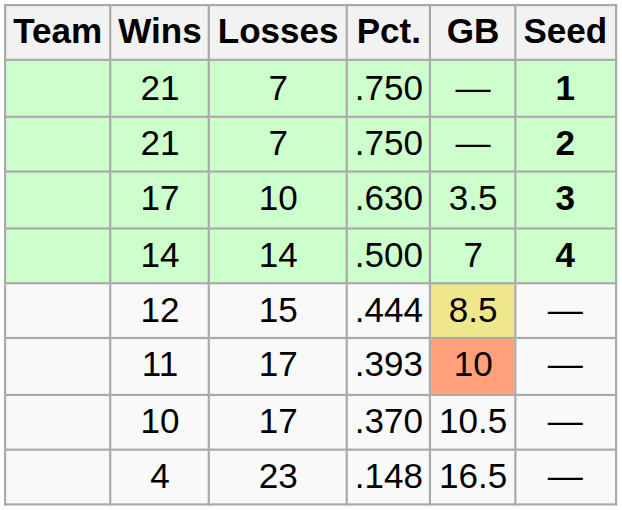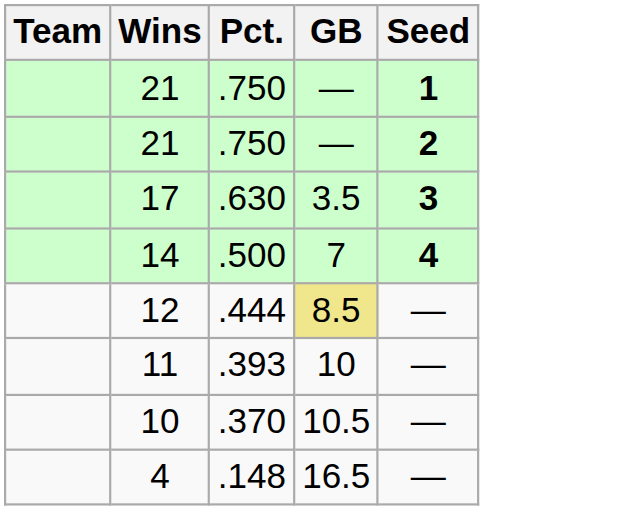- column: (278, 32)
(473, 365) lightsalmon background -> (336, 365) no background
